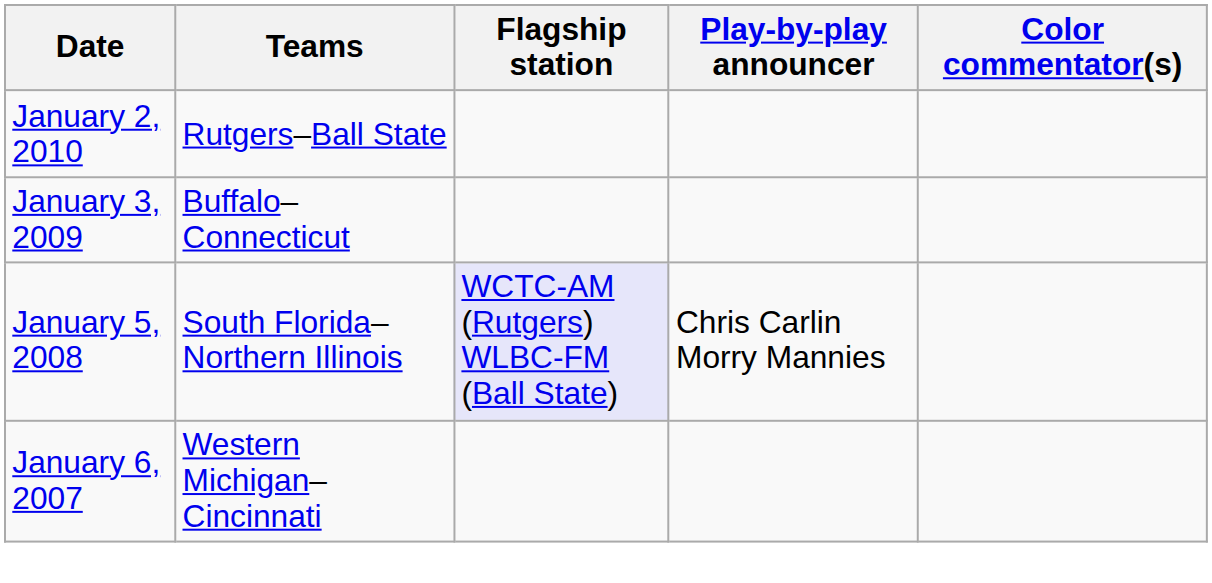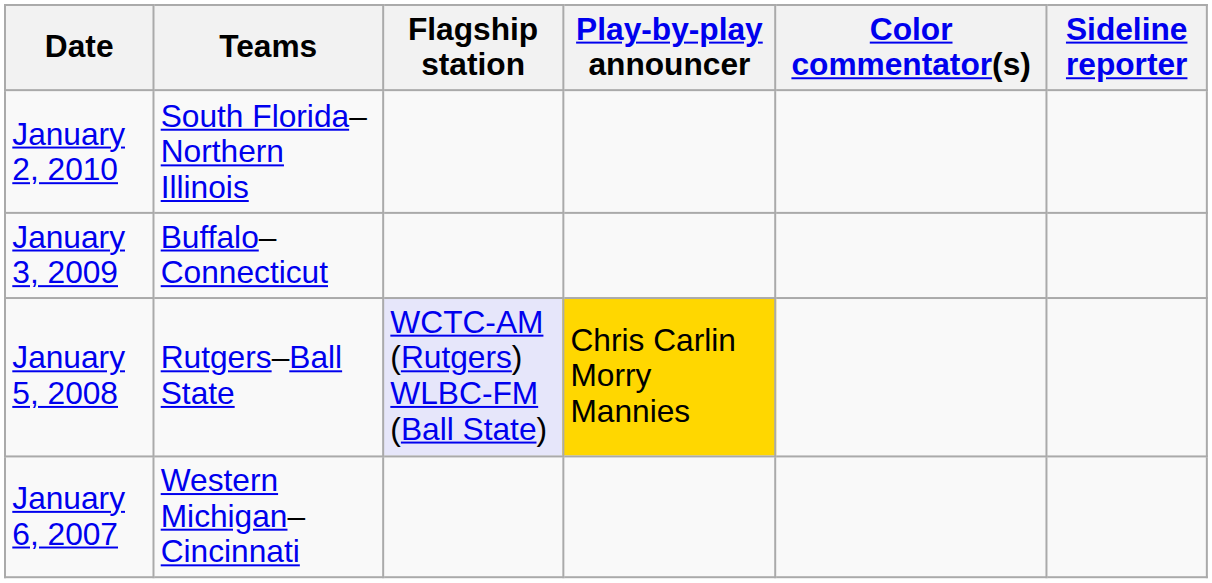+ column: (1127, 47)
(315, 133) Rutgers–Ball State -> (264, 151) South Florida–Northern Illinois
(293, 340) South Florida–Northern Illinois -> (251, 376) Rutgers–Ball State
(781, 340) no background -> (653, 376) gold background
